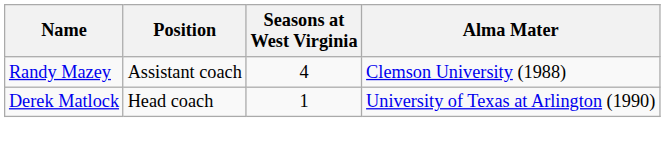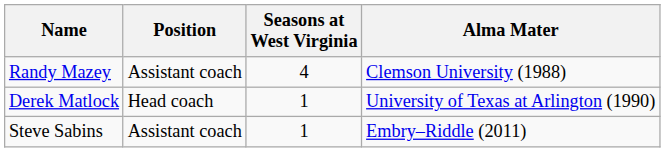+ row: (56, 132)
